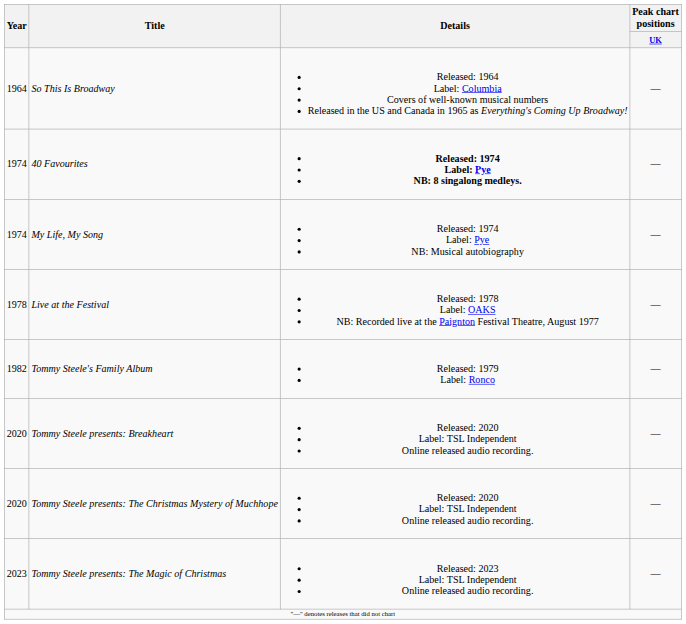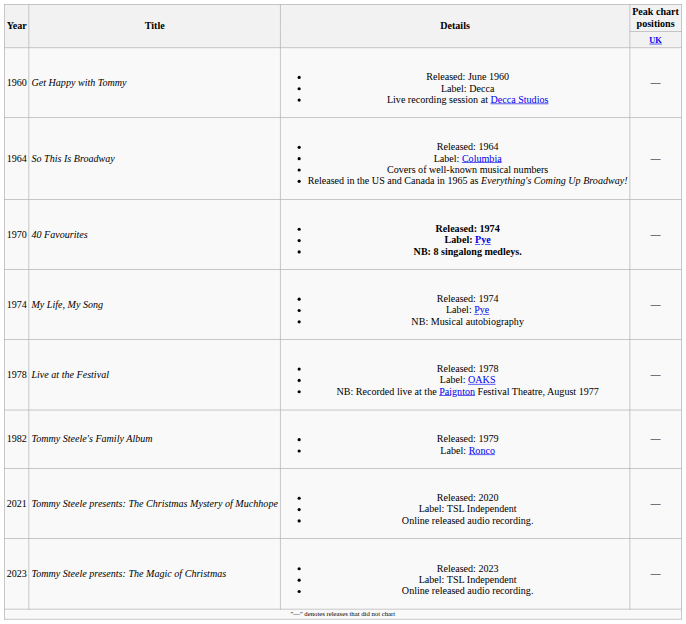+ row: (79, 82)
(17, 164) 1974 -> (17, 234) 1970
- row: (102, 433)
(17, 503) 2020 -> (17, 503) 2021
